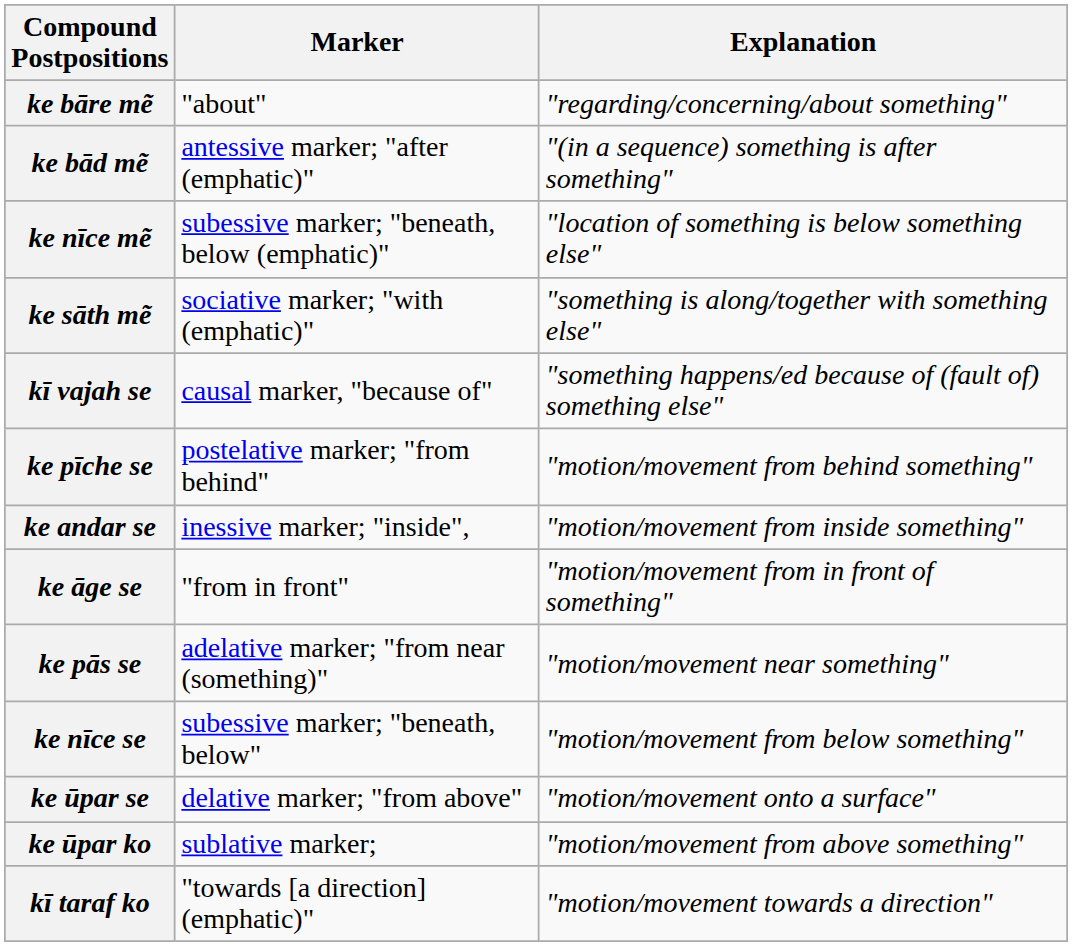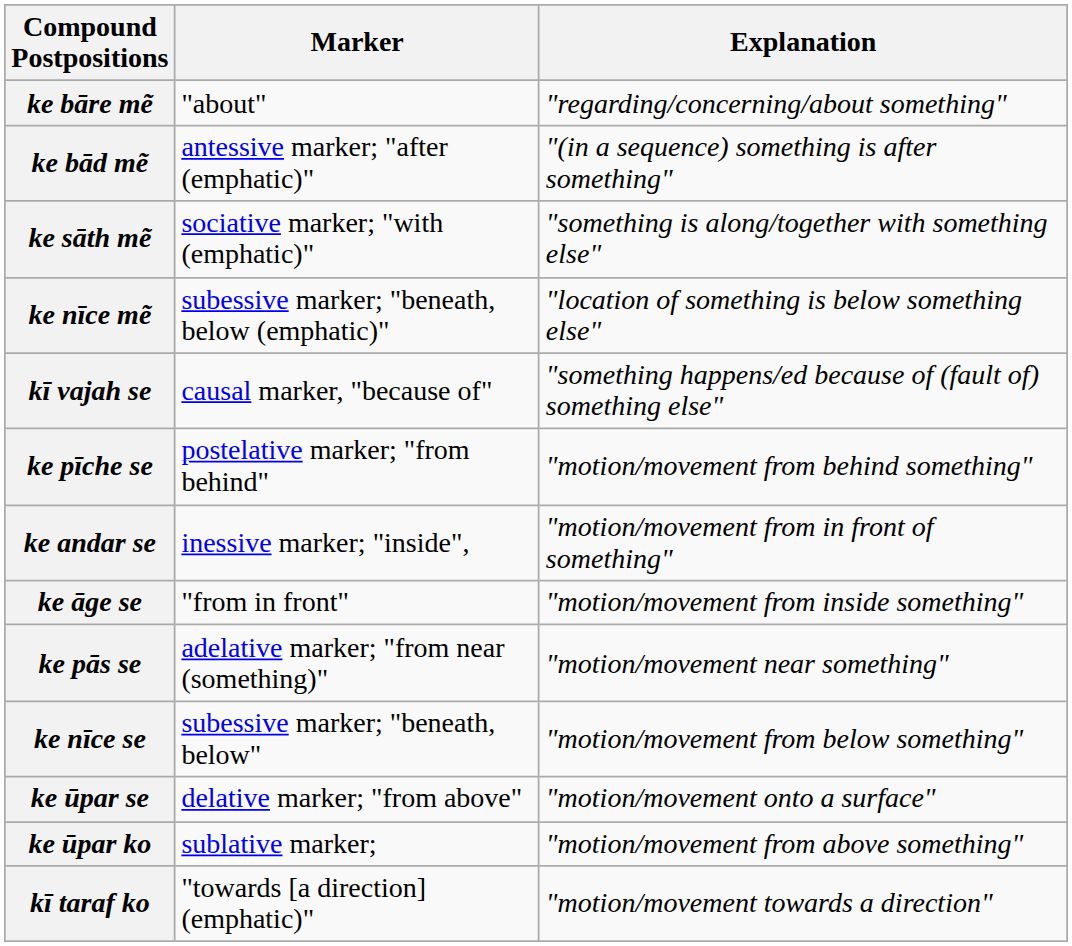rows swapped: (90, 314) <-> (90, 238)
(785, 526) "motion/movement from inside something" -> (740, 542) "motion/movement from in front of something"
(740, 586) "motion/movement from in front of something" -> (785, 602) "motion/movement from inside something"
